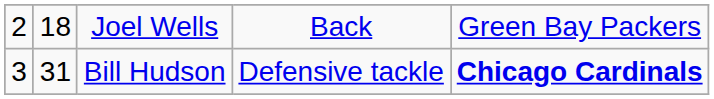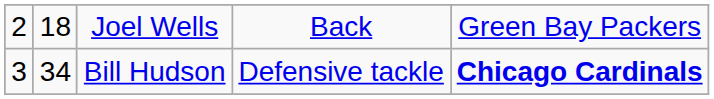(55, 71) 31 -> (55, 71) 34
